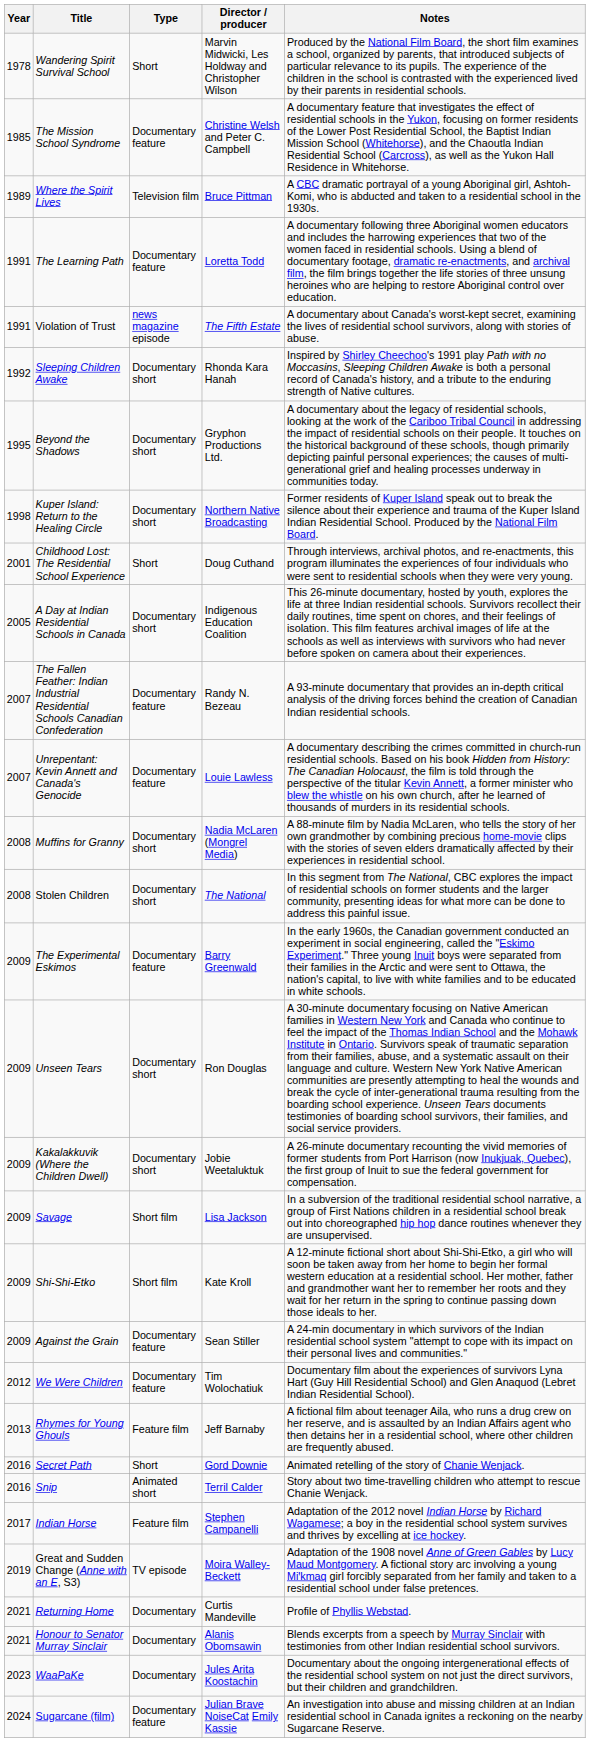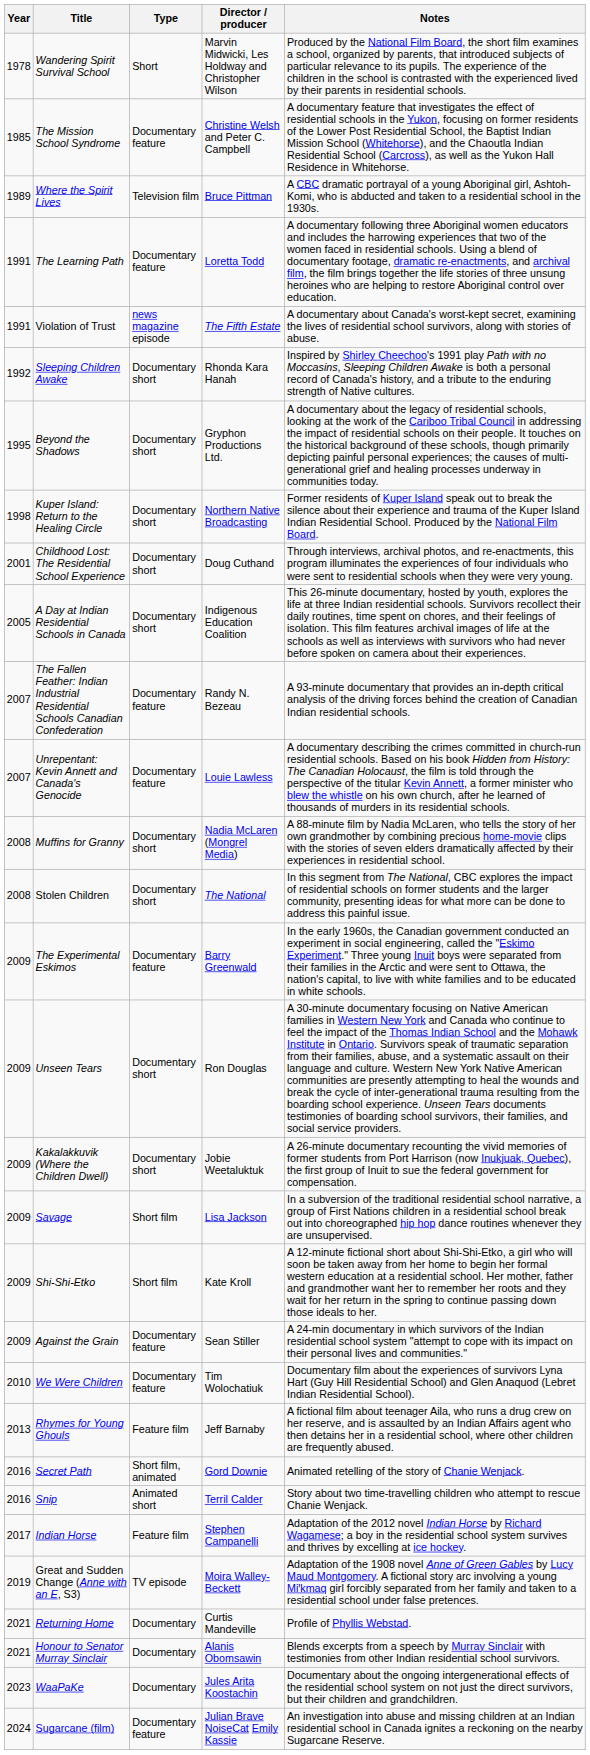(145, 563) Short -> (164, 563) Documentary short
(19, 1383) 2012 -> (19, 1383) 2010
(145, 1465) Short -> (156, 1471) Short film, animated
